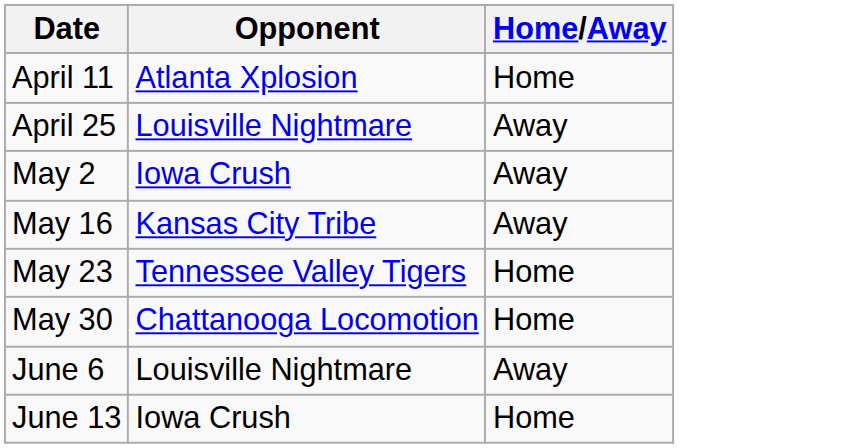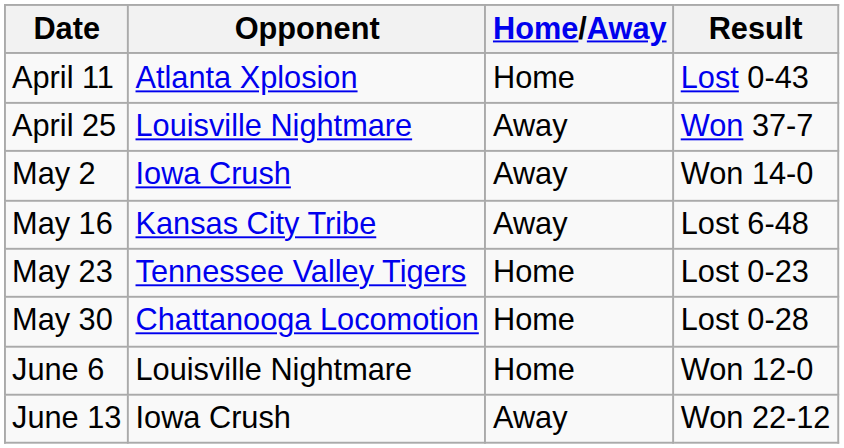+ column: (756, 28)
(530, 369) Away -> (534, 369) Home
(534, 418) Home -> (530, 418) Away
